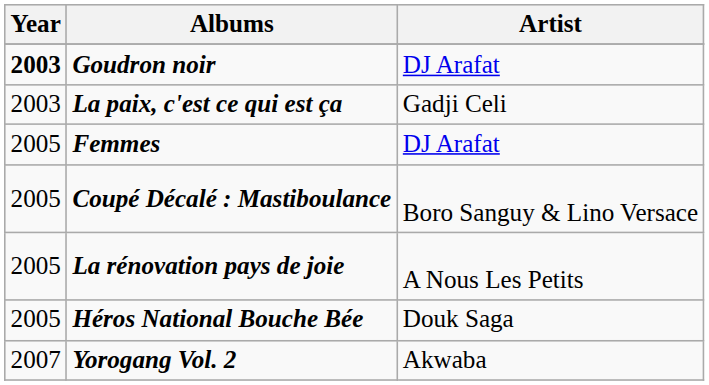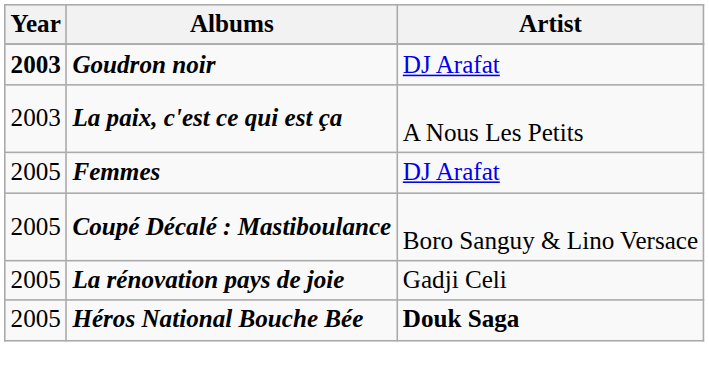(455, 104) Gadji Celi -> (493, 132) A Nous Les Petits
(493, 280) A Nous Les Petits -> (455, 280) Gadji Celi
(458, 319) normal -> (461, 319) bold
- row: (154, 359)
